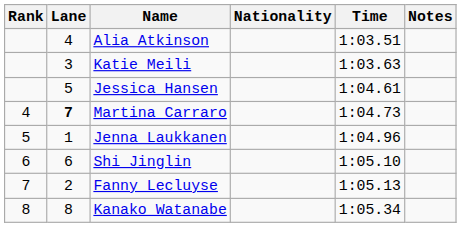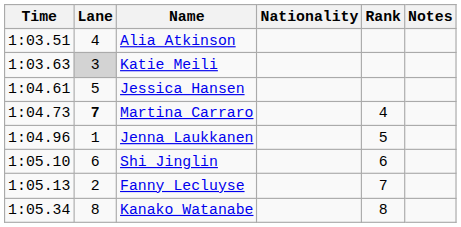columns swapped: (26, 17) <-> (370, 17)
(69, 65) no background -> (95, 65) lightgrey background
